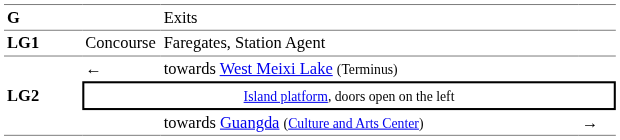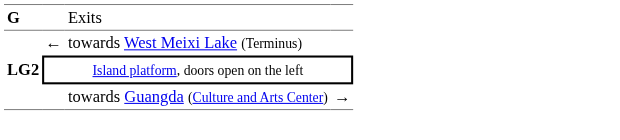- row: (121, 43)
